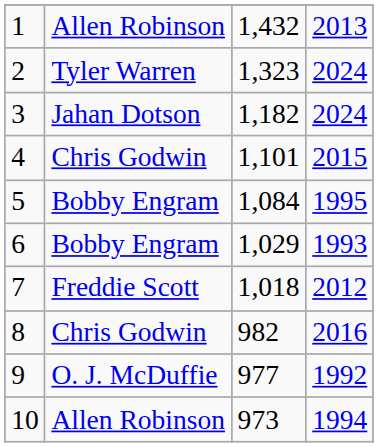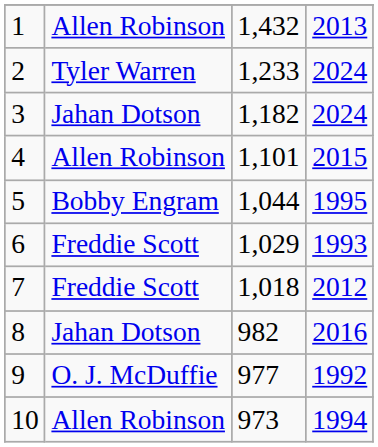(269, 69) 1,323 -> (269, 69) 1,233
(129, 157) Chris Godwin -> (138, 157) Allen Robinson
(269, 200) 1,084 -> (269, 200) 1,044
(135, 244) Bobby Engram -> (125, 244) Freddie Scott
(129, 331) Chris Godwin -> (126, 331) Jahan Dotson
